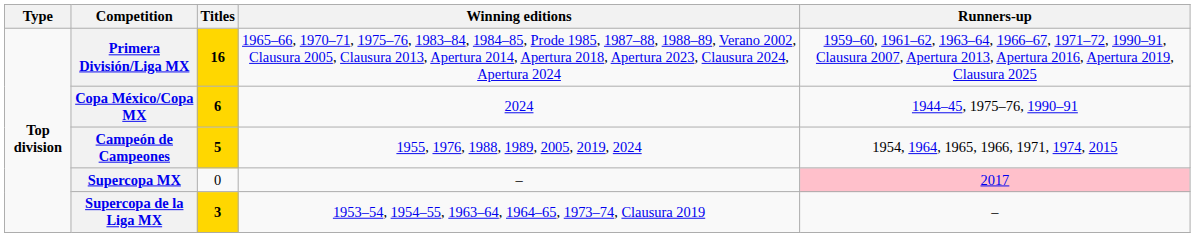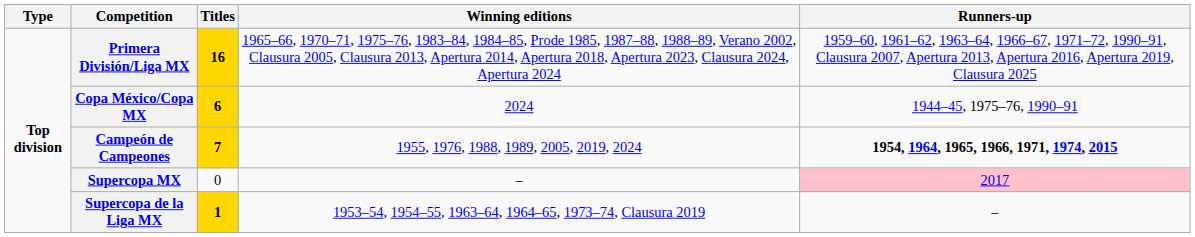(218, 147) 5 -> (218, 147) 7
(995, 147) normal -> (995, 147) bold
(218, 212) 3 -> (218, 212) 1
